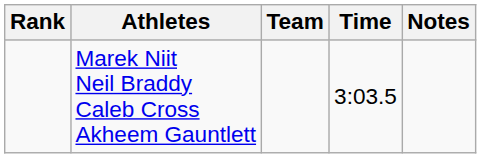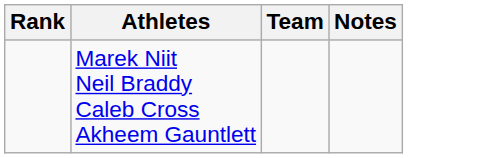- column: (365, 22)
